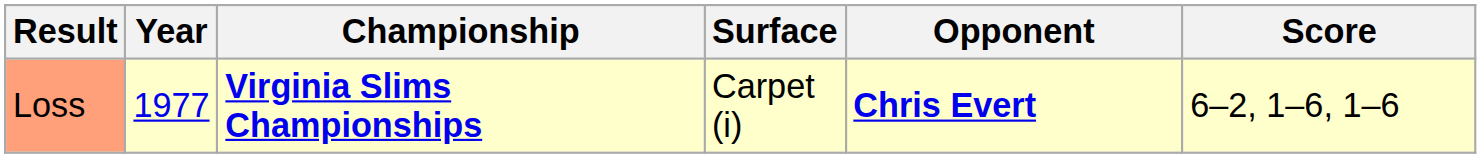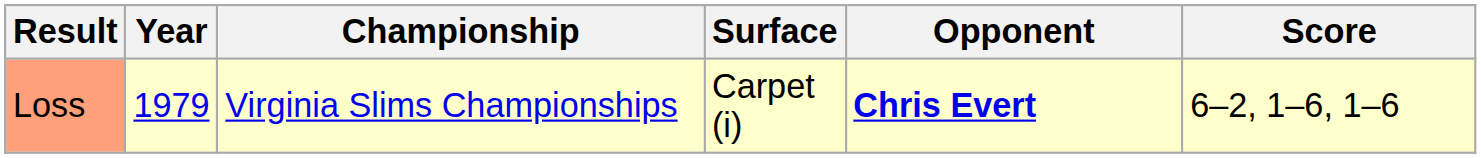(171, 105) 1977 -> (171, 105) 1979
(354, 105) bold -> (452, 105) normal
